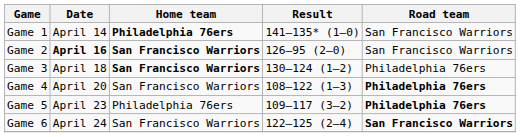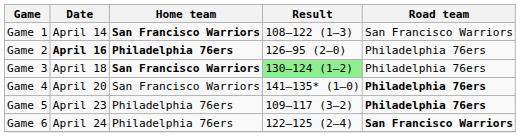(173, 32) Philadelphia 76ers -> (186, 32) San Francisco Warriors
(313, 32) 141–135* (1–0) -> (309, 32) 108–122 (1–3)
(186, 50) San Francisco Warriors -> (173, 50) Philadelphia 76ers
(439, 50) San Francisco Warriors -> (426, 50) Philadelphia 76ers
(309, 68) no background -> (309, 68) lightgreen background
(309, 86) 108–122 (1–3) -> (313, 86) 141–135* (1–0)
(186, 123) San Francisco Warriors -> (173, 123) Philadelphia 76ers
